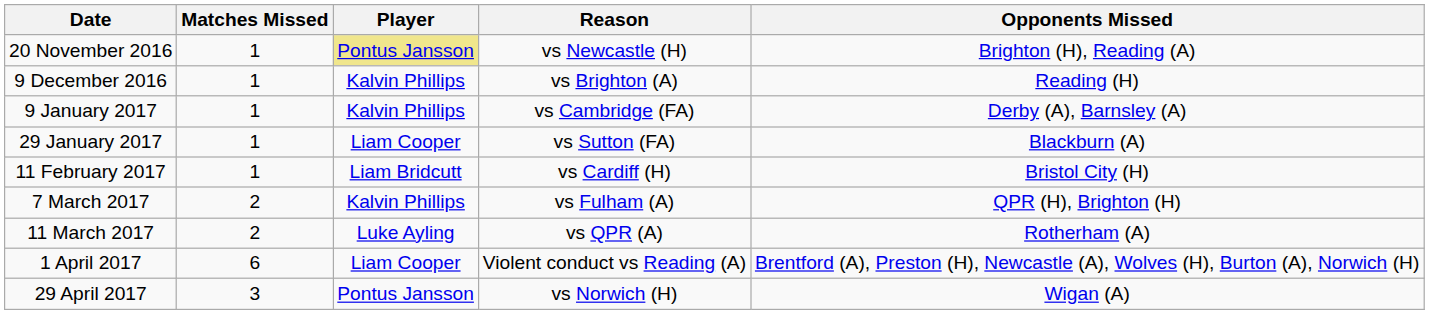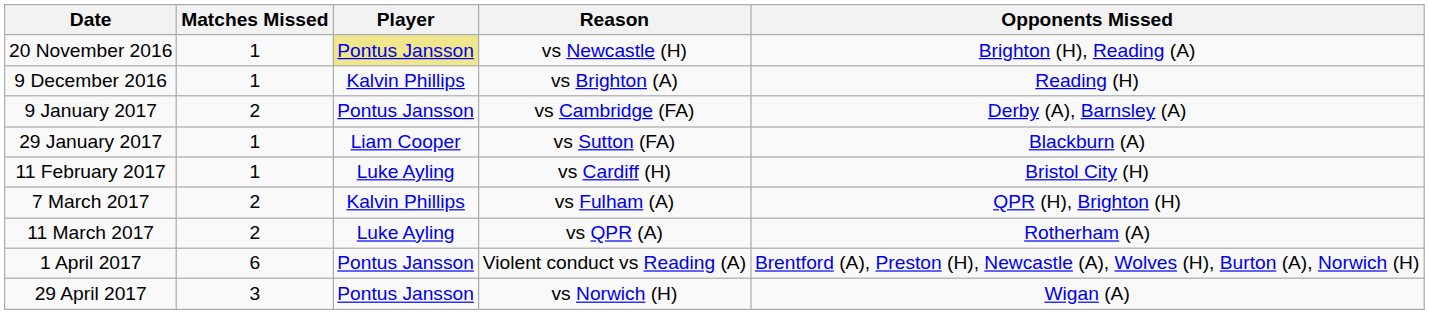(255, 111) 1 -> (255, 111) 2
(406, 111) Kalvin Phillips -> (406, 111) Pontus Jansson
(406, 171) Liam Bridcutt -> (406, 171) Luke Ayling
(406, 263) Liam Cooper -> (406, 263) Pontus Jansson
